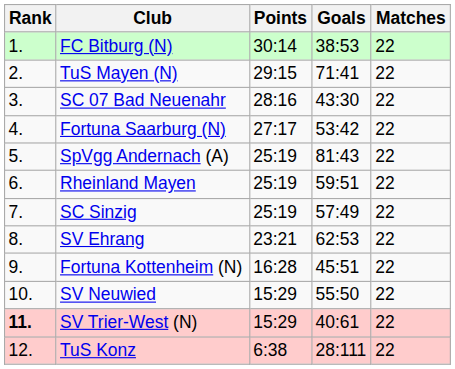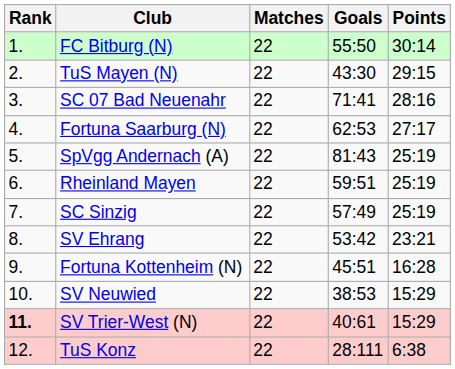columns swapped: (411, 18) <-> (280, 18)
(337, 45) 38:53 -> (354, 45) 55:50
(337, 73) 71:41 -> (354, 73) 43:30
(337, 101) 43:30 -> (354, 101) 71:41
(337, 128) 53:42 -> (354, 128) 62:53
(337, 239) 62:53 -> (354, 239) 53:42
(337, 294) 55:50 -> (354, 294) 38:53
